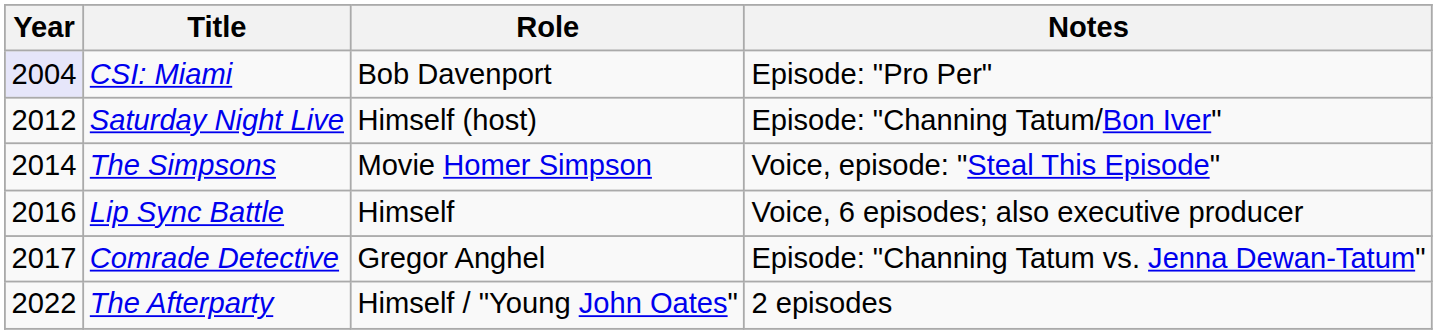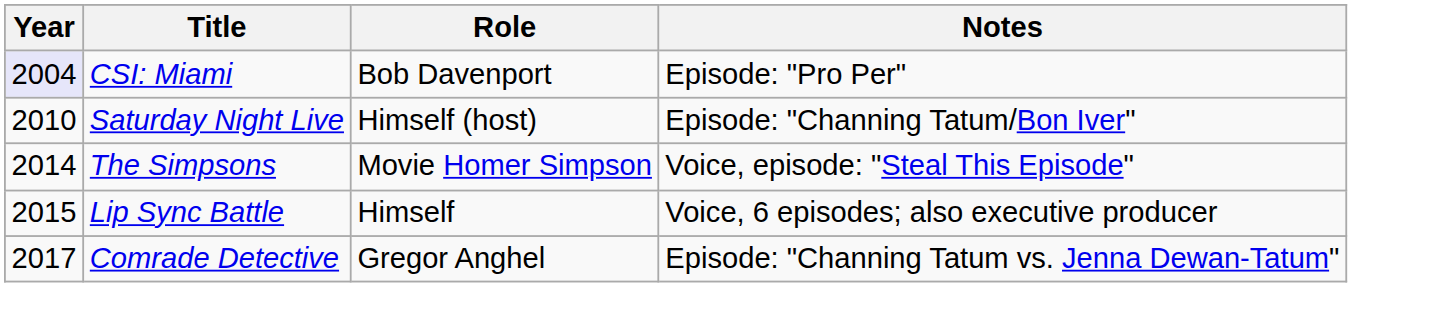(44, 119) 2012 -> (44, 119) 2010
(44, 212) 2016 -> (44, 212) 2015
- row: (182, 304)
